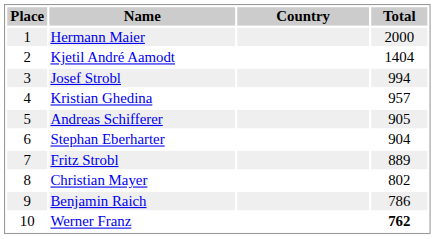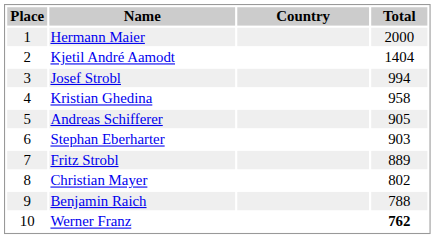(399, 99) 957 -> (399, 99) 958
(399, 140) 904 -> (399, 140) 903
(399, 201) 786 -> (399, 201) 788
